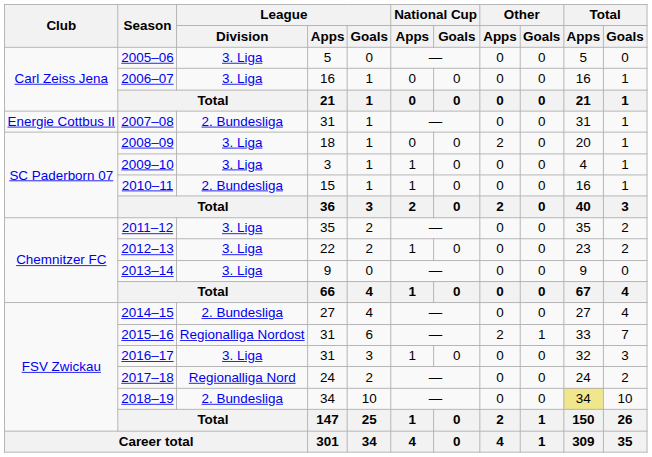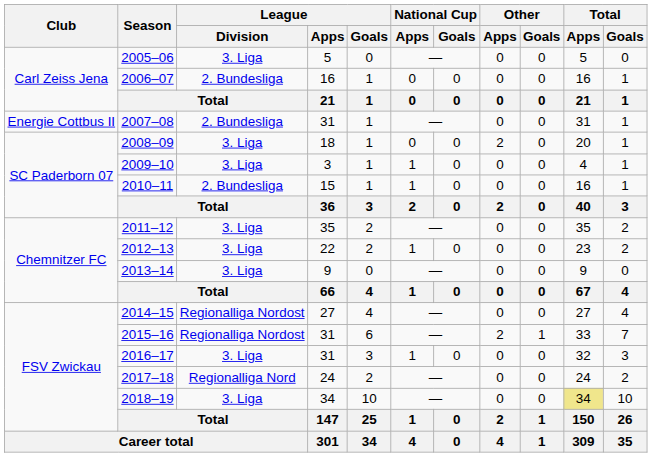(242, 79) 3. Liga -> (242, 79) 2. Bundesliga
(242, 313) 2. Bundesliga -> (242, 313) Regionalliga Nordost
(242, 398) 2. Bundesliga -> (242, 398) 3. Liga
